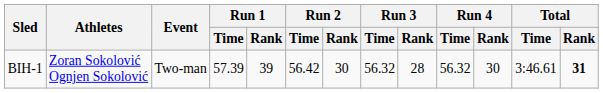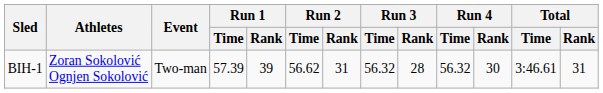(304, 69) 56.42 -> (304, 69) 56.62
(342, 69) 30 -> (342, 69) 31
(579, 69) bold -> (579, 69) normal
